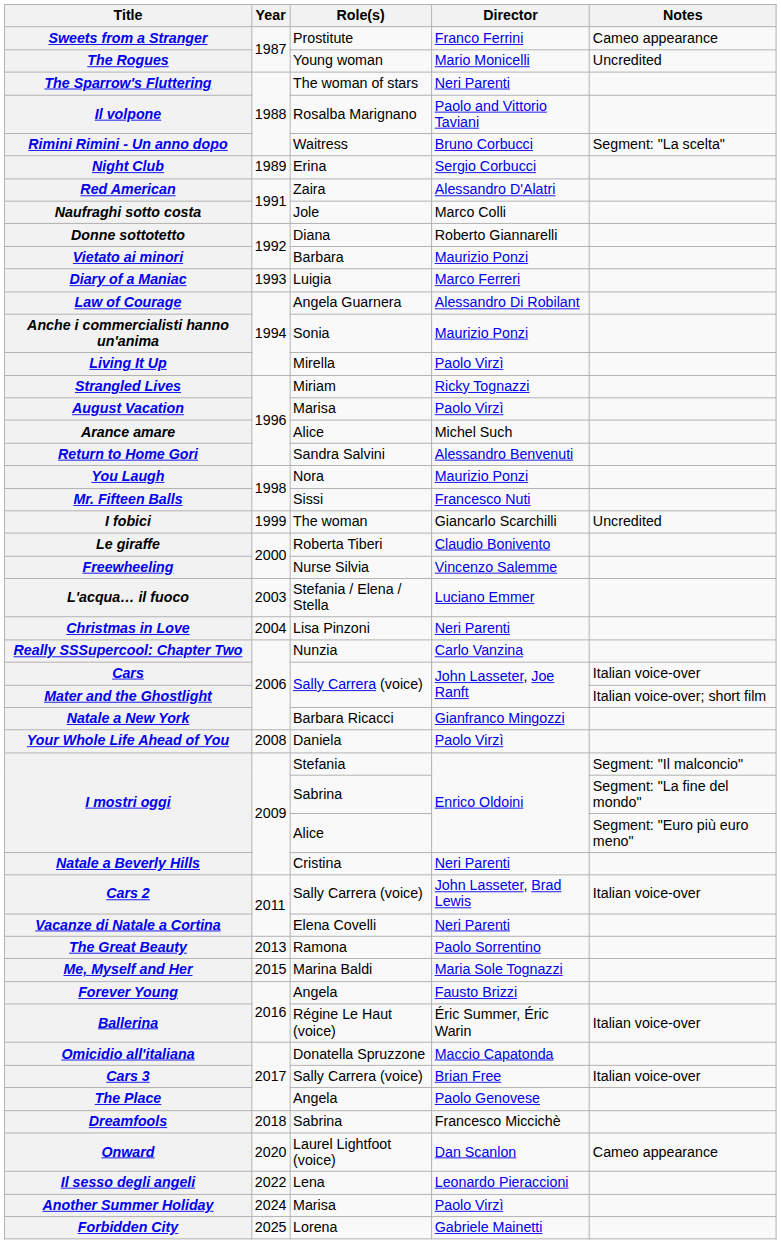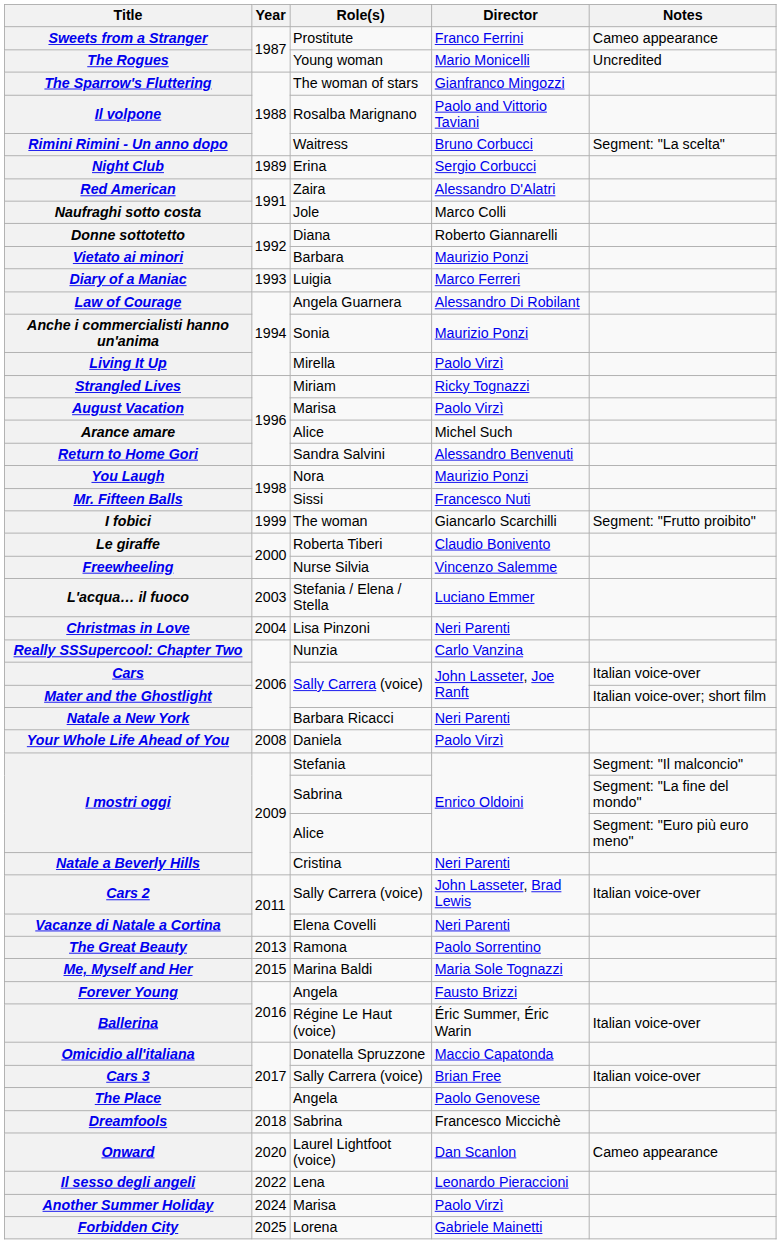(472, 83) Neri Parenti -> (500, 83) Gianfranco Mingozzi
(627, 522) Uncredited -> (674, 522) Segment: "Frutto proibito"
(500, 718) Gianfranco Mingozzi -> (472, 718) Neri Parenti
